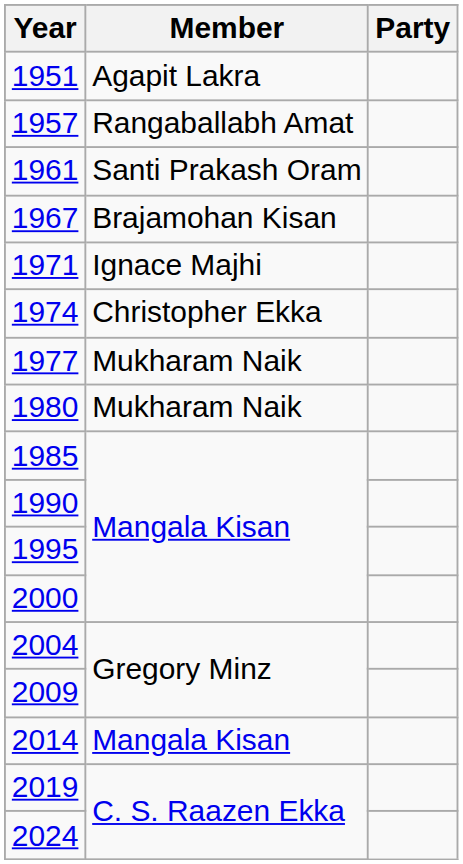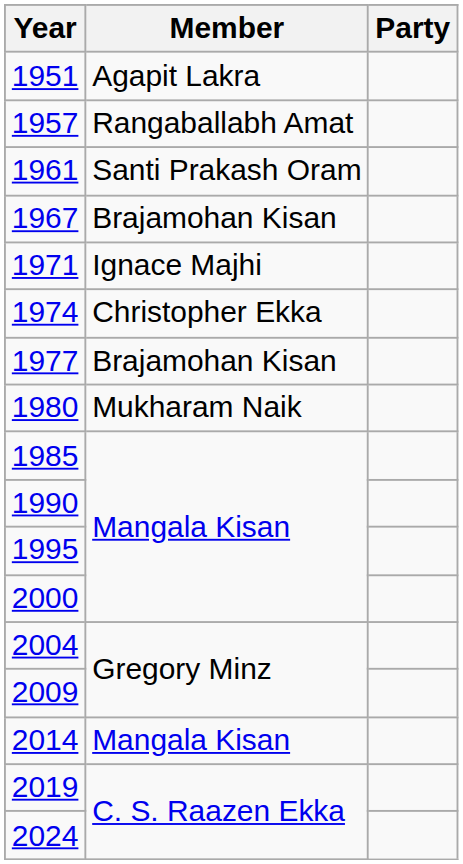(197, 360) Mukharam Naik -> (214, 360) Brajamohan Kisan
